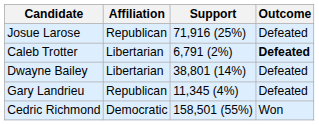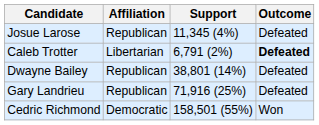(210, 33) 71,916 (25%) -> (206, 33) 11,345 (4%)
(135, 71) Libertarian -> (136, 71) Republican
(206, 91) 11,345 (4%) -> (210, 91) 71,916 (25%)
